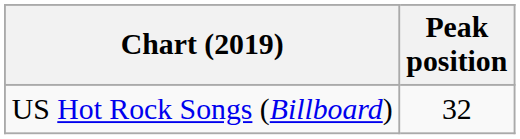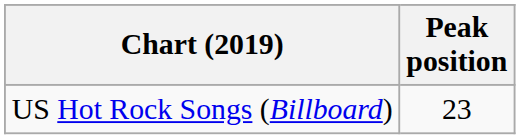(457, 108) 32 -> (457, 108) 23
